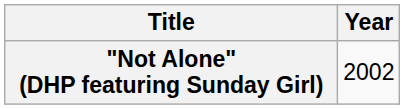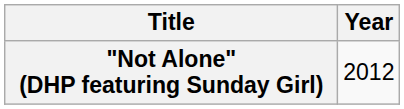(369, 72) 2002 -> (369, 72) 2012
